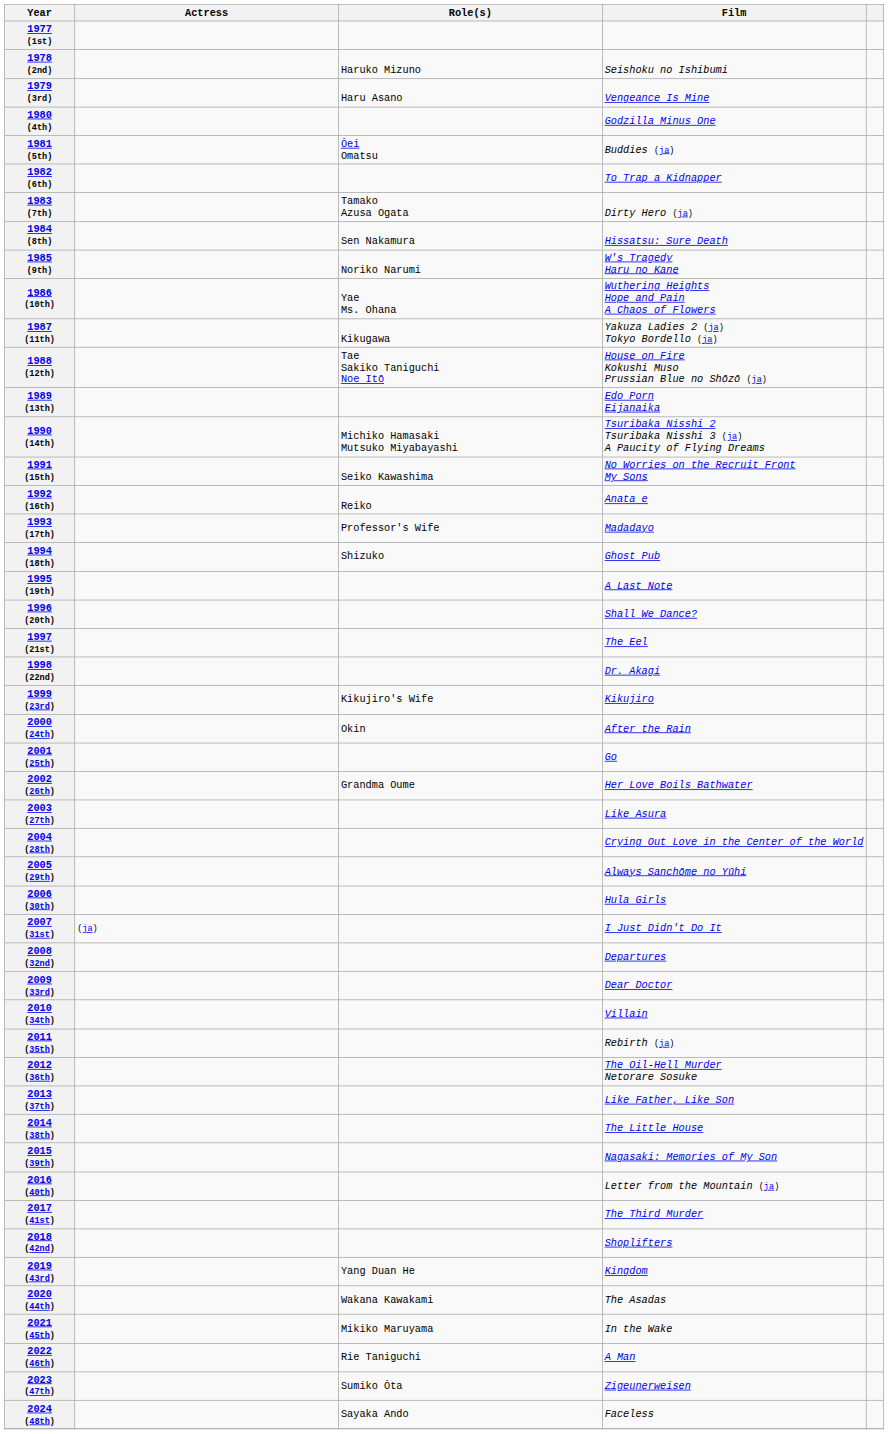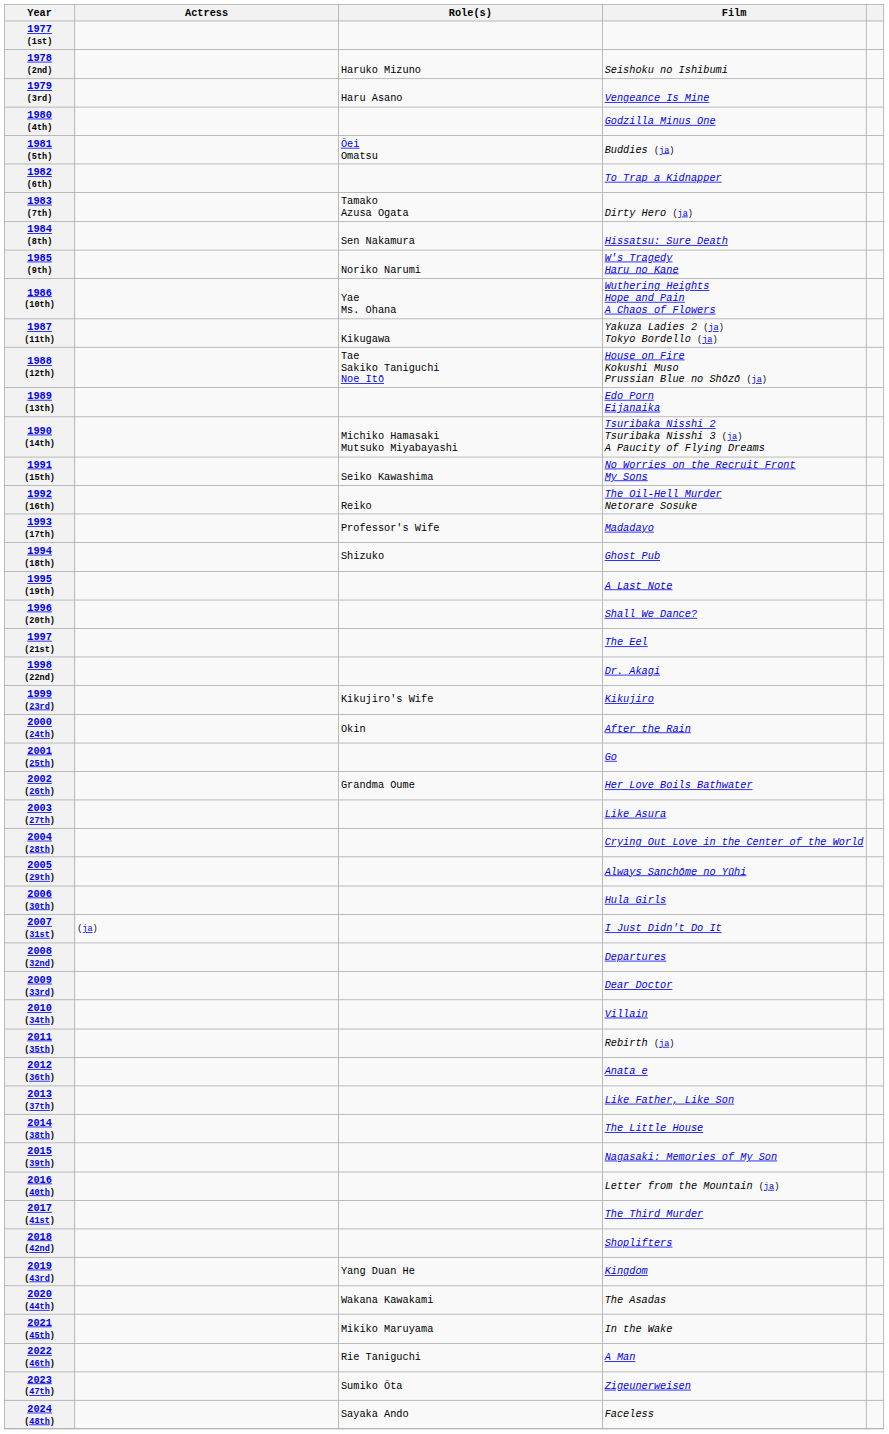(626, 500) Anata e -> (663, 500) The Oil-Hell Murder Netorare Sosuke
(663, 1072) The Oil-Hell Murder Netorare Sosuke -> (626, 1072) Anata e
